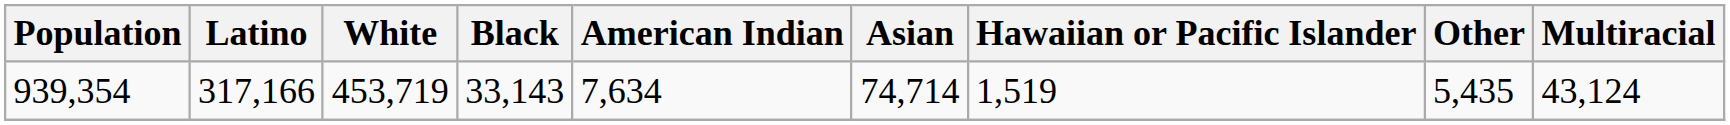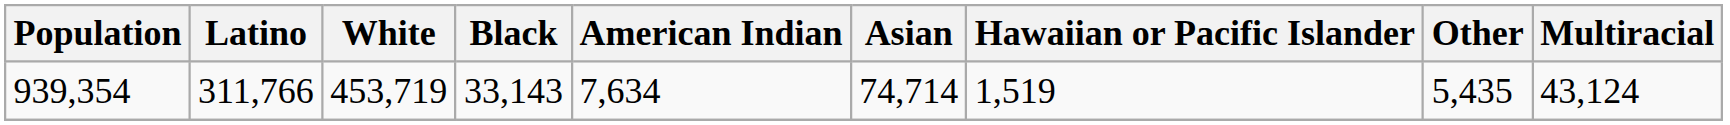(257, 90) 317,166 -> (256, 90) 311,766
